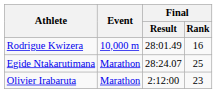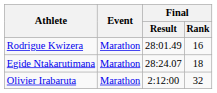(120, 46) 10,000 m -> (120, 46) Marathon
(198, 63) 25 -> (198, 63) 18
(198, 80) 23 -> (198, 80) 32
